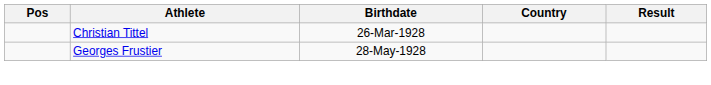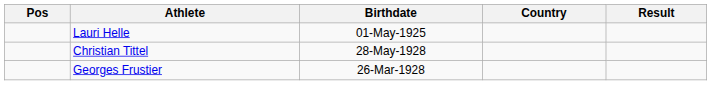+ row: (101, 32)
(391, 32) 26-Mar-1928 -> (391, 51) 28-May-1928
(391, 51) 28-May-1928 -> (391, 70) 26-Mar-1928
